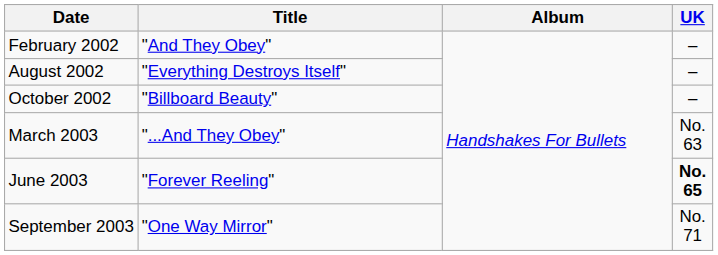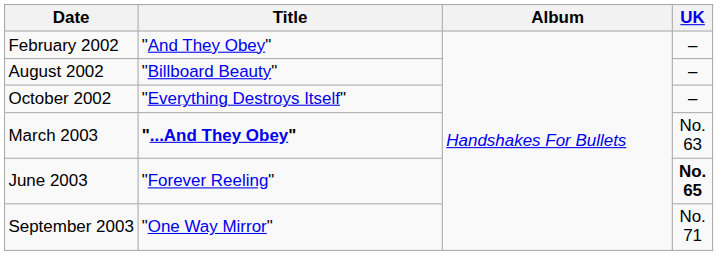(244, 71) "Everything Destroys Itself" -> (209, 71) "Billboard Beauty"
(209, 98) "Billboard Beauty" -> (244, 98) "Everything Destroys Itself"
(214, 135) normal -> (219, 135) bold
